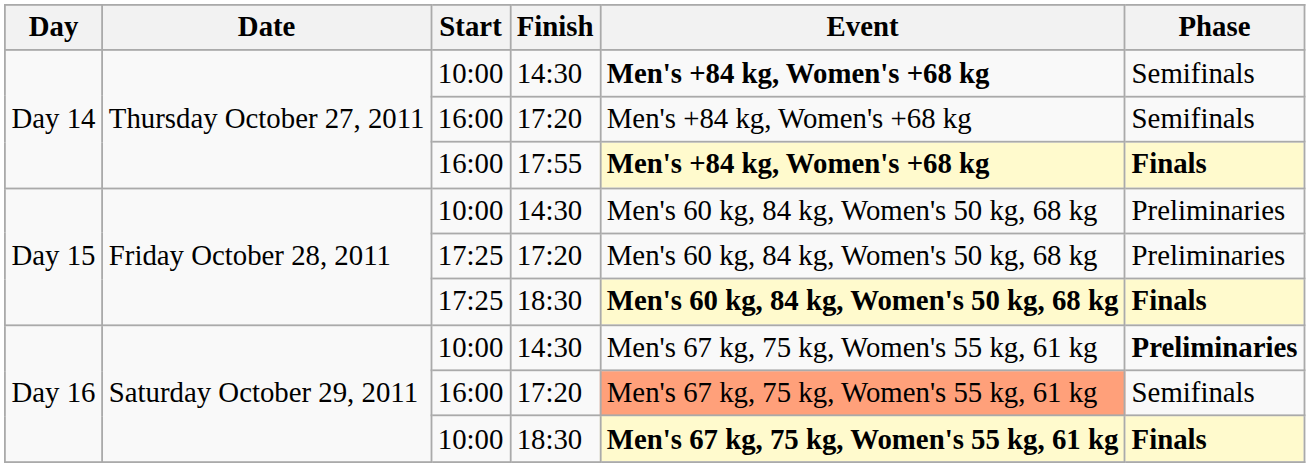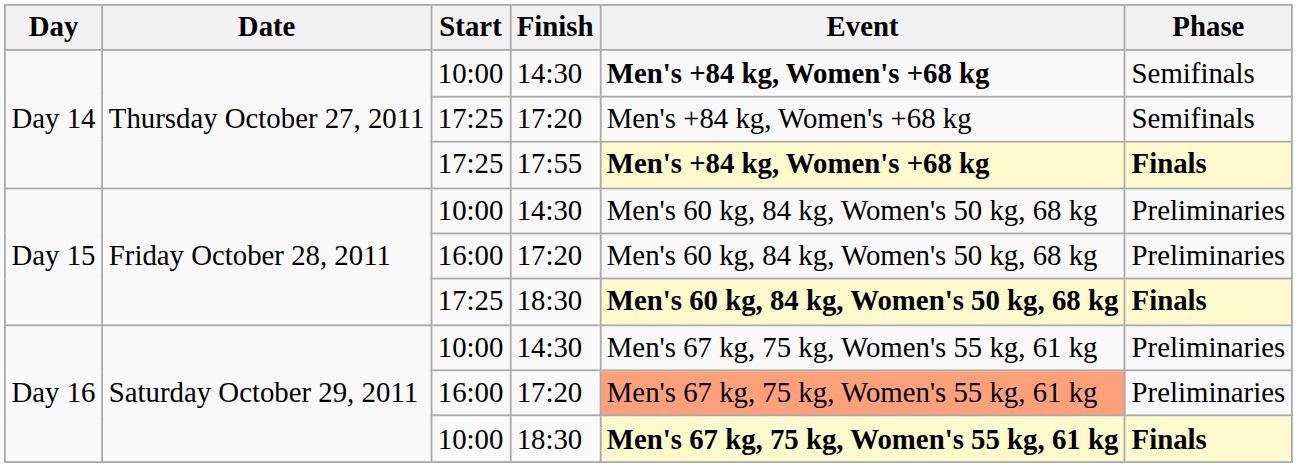(471, 118) 16:00 -> (471, 118) 17:25
(471, 164) 16:00 -> (471, 164) 17:25
(471, 255) 17:25 -> (471, 255) 16:00
(1214, 347) bold -> (1208, 347) normal
(1193, 392) Semifinals -> (1208, 392) Preliminaries
